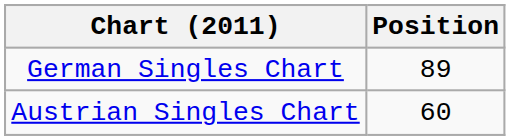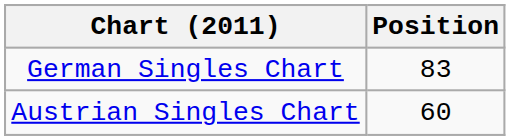(436, 70) 89 -> (436, 70) 83
